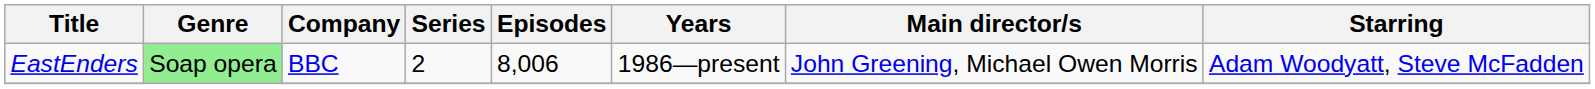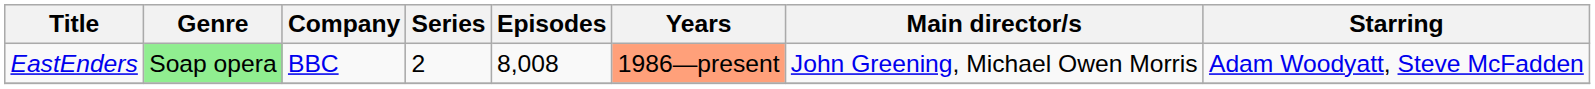(528, 63) 8,006 -> (528, 63) 8,008
(699, 63) no background -> (699, 63) lightsalmon background
